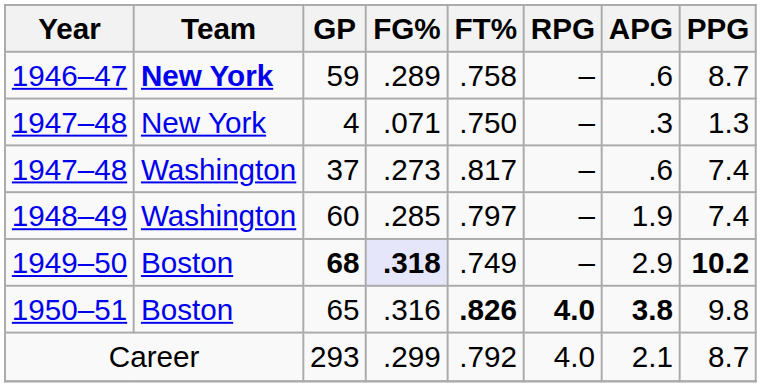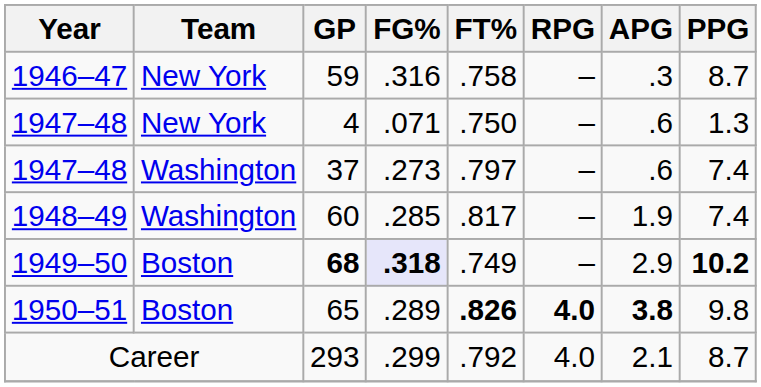(207, 76) bold -> (204, 76) normal
(412, 76) .289 -> (412, 76) .316
(661, 76) .6 -> (661, 76) .3
(661, 122) .3 -> (661, 122) .6
(488, 169) .817 -> (488, 169) .797
(488, 216) .797 -> (488, 216) .817
(412, 310) .316 -> (412, 310) .289
